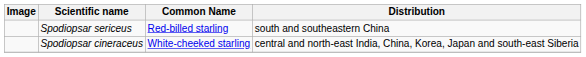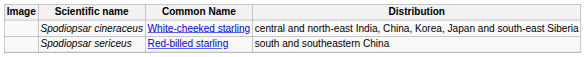rows swapped: (86, 28) <-> (92, 44)
